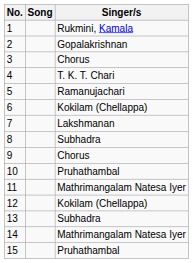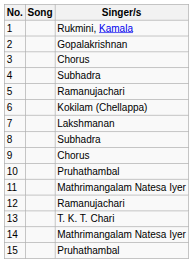(86, 76) T. K. T. Chari -> (79, 76) Subhadra
(102, 203) Kokilam (Chellappa) -> (91, 203) Ramanujachari
(79, 219) Subhadra -> (86, 219) T. K. T. Chari
